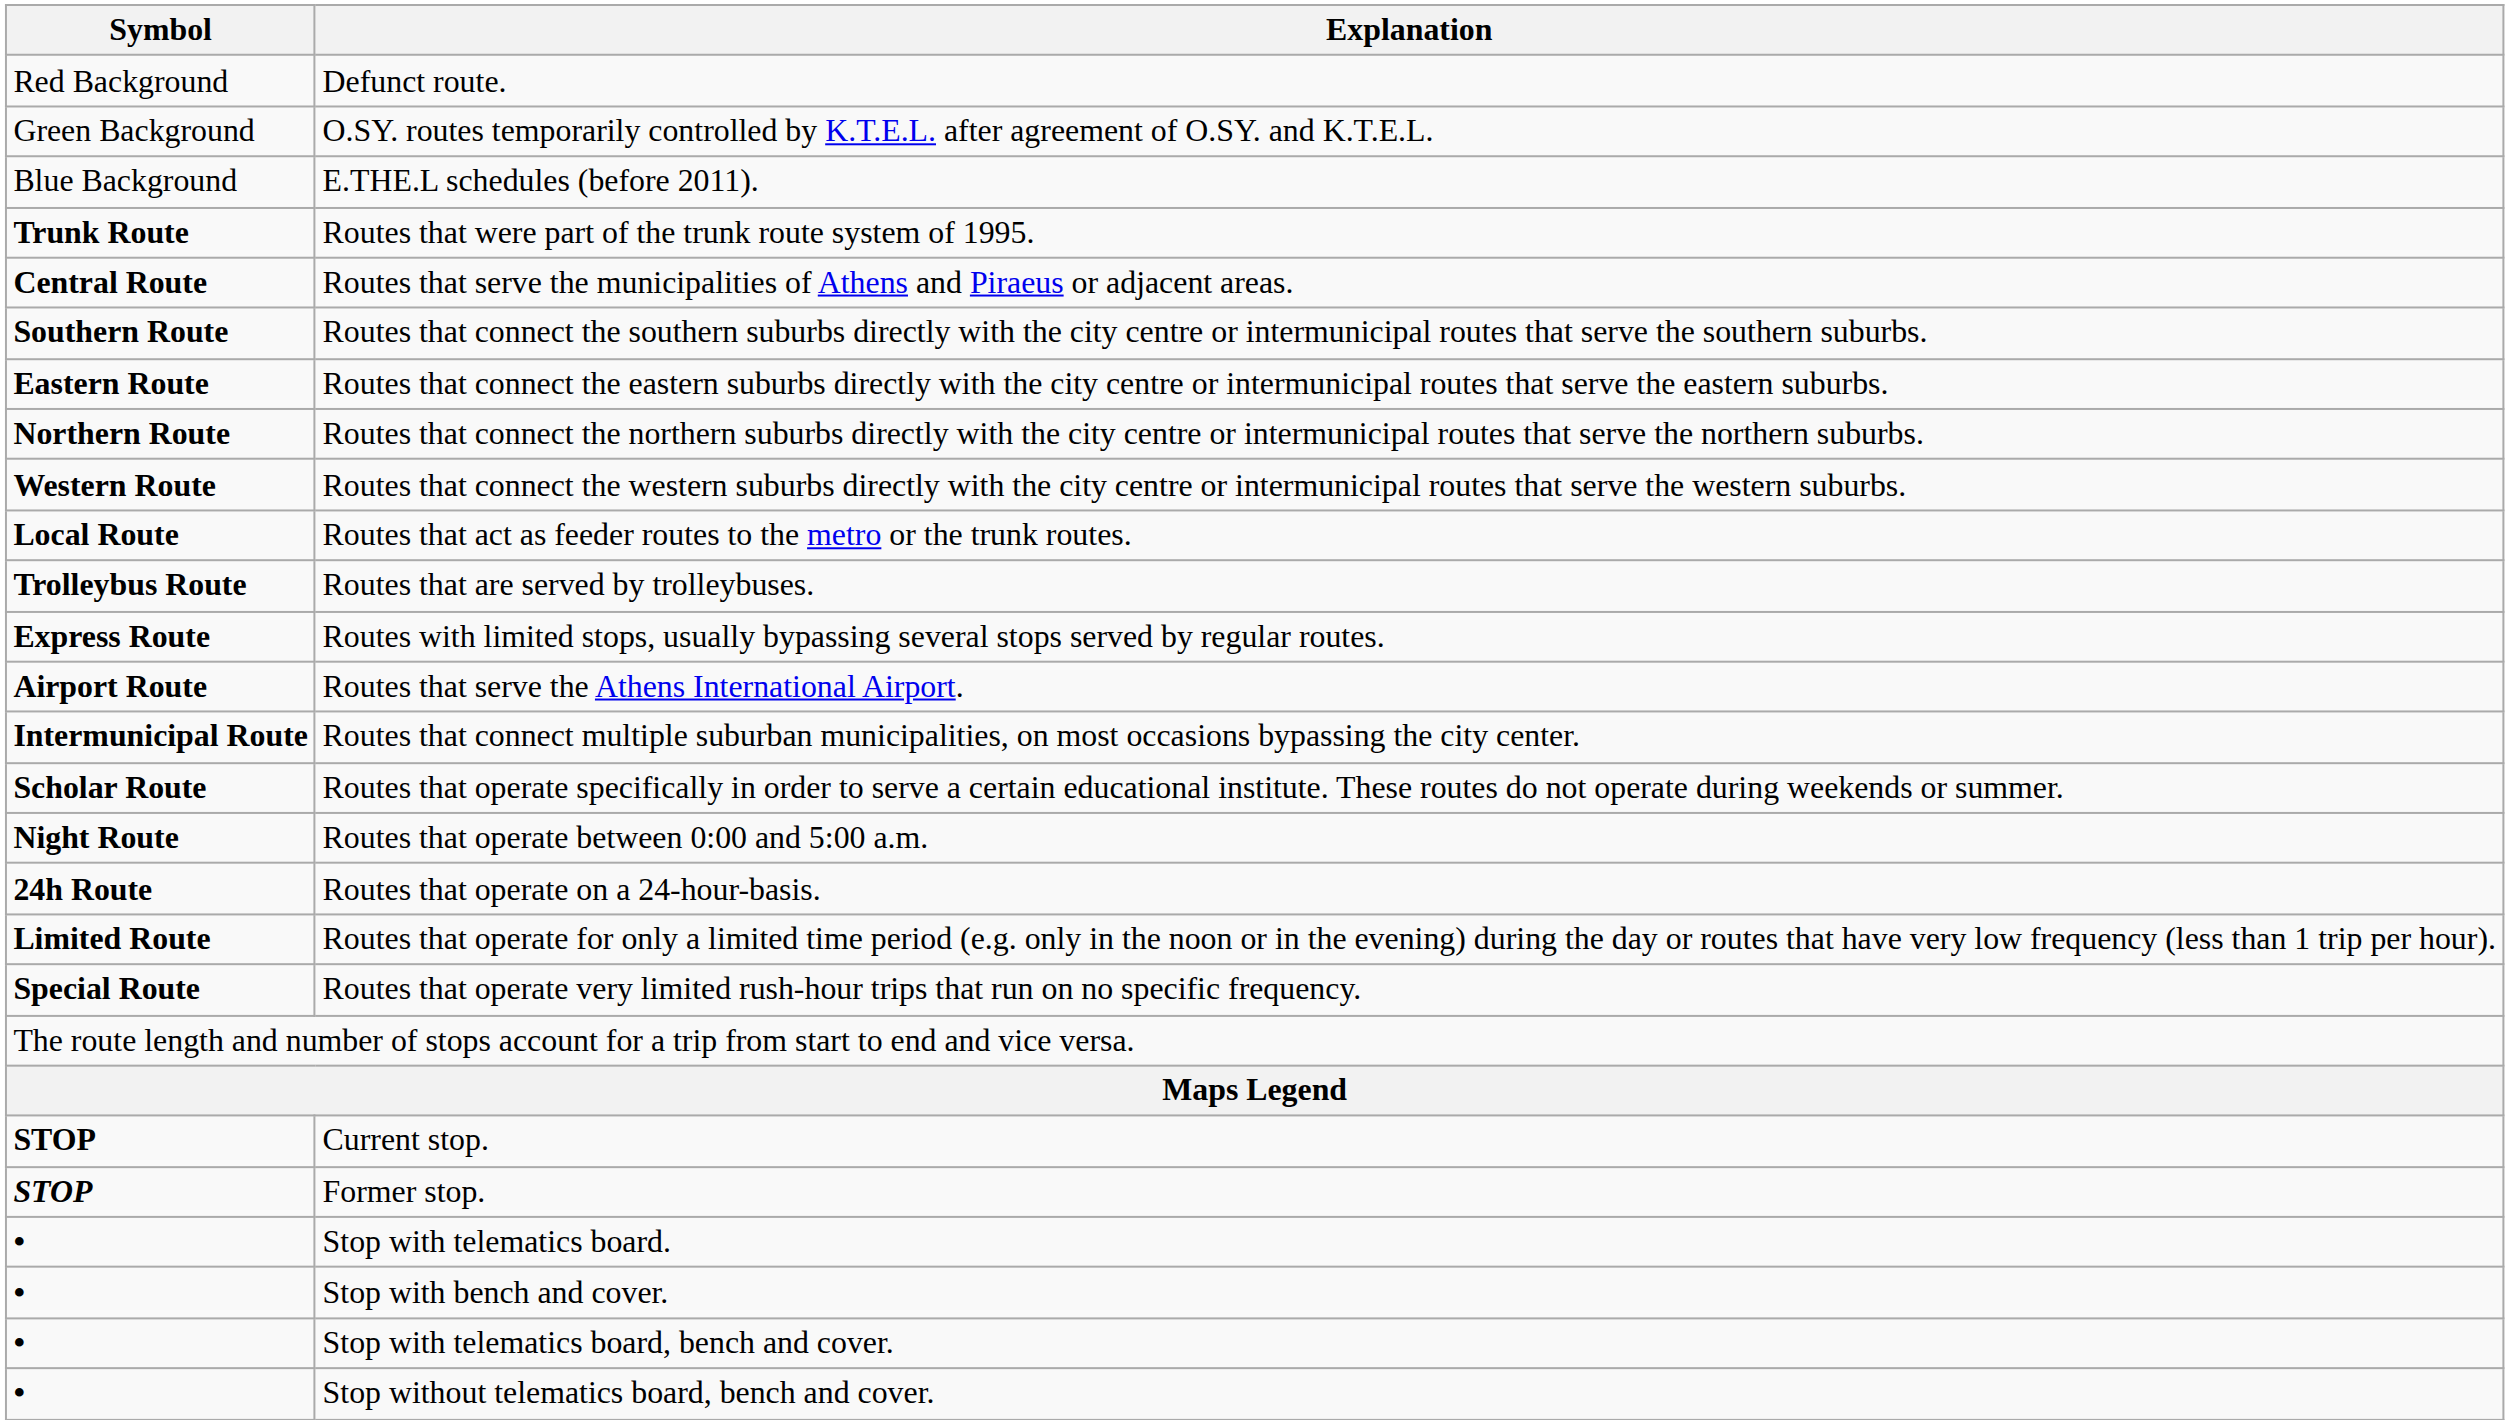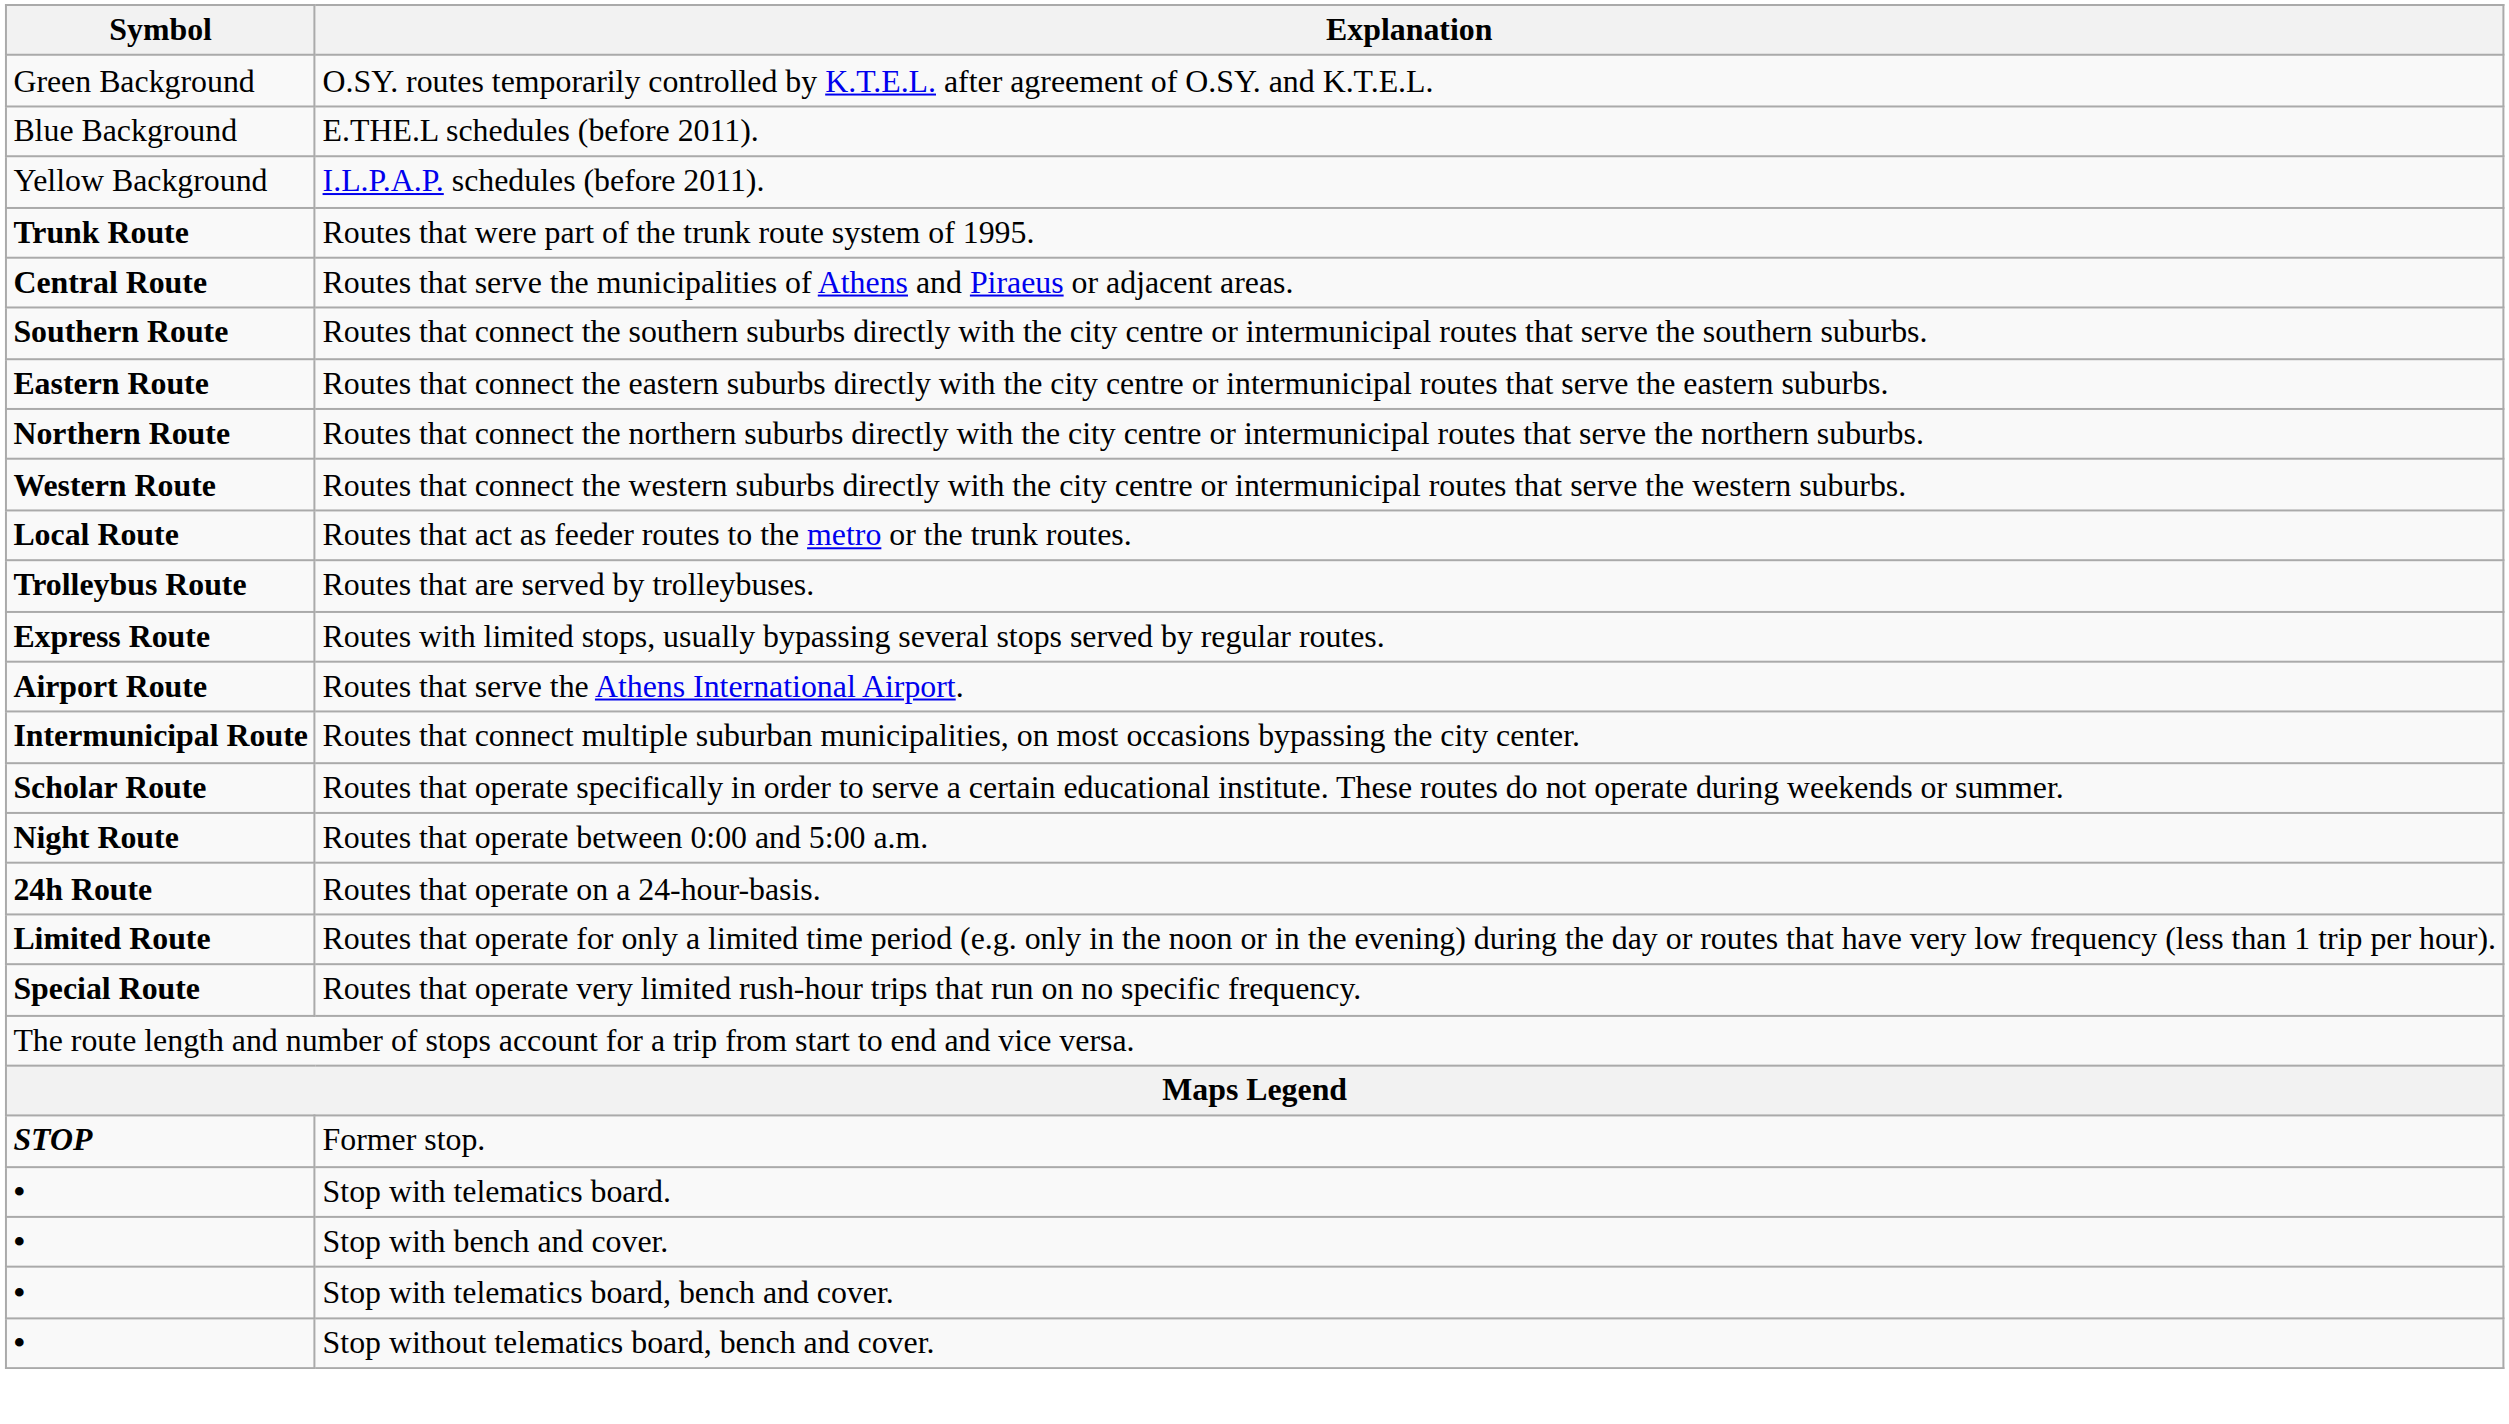- row: (415, 80)
+ row: (544, 181)
- row: (406, 1140)
